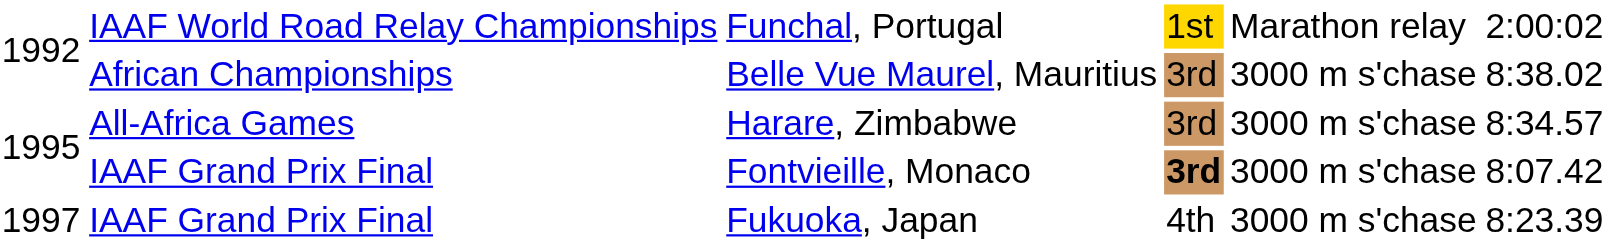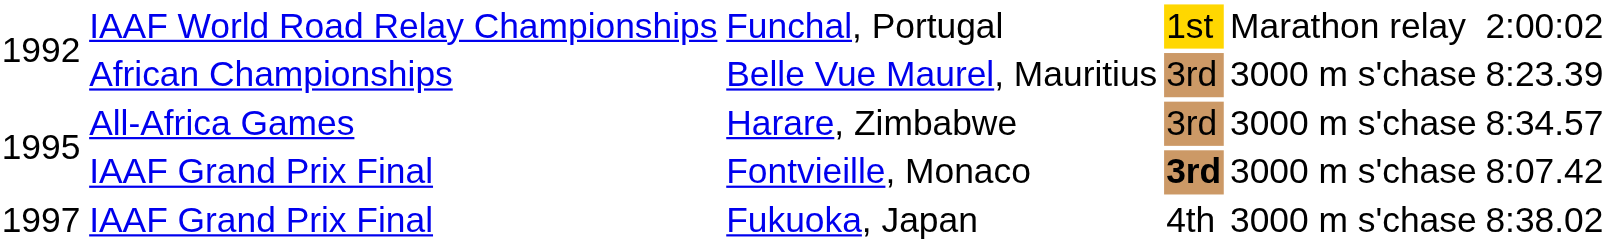(1544, 74) 8:38.02 -> (1544, 74) 8:23.39
(1544, 220) 8:23.39 -> (1544, 220) 8:38.02
